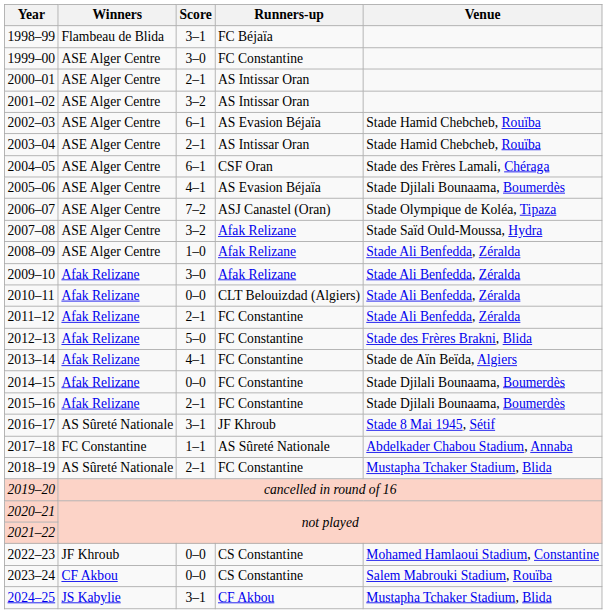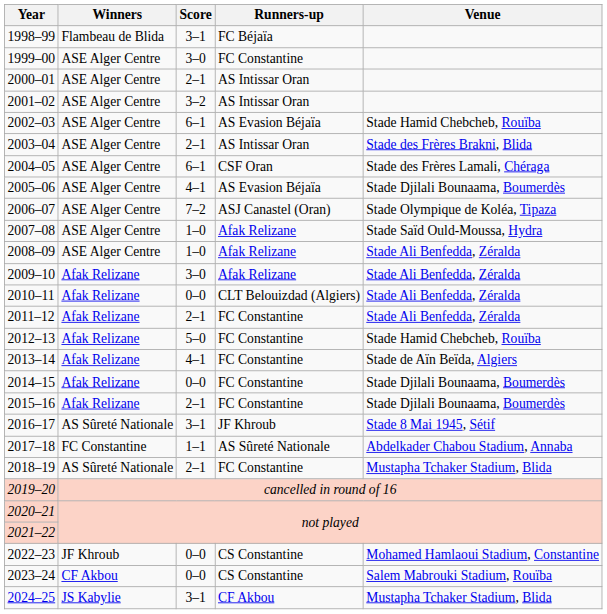(454, 144) Stade Hamid Chebcheb, Rouïba -> (449, 144) Stade des Frères Brakni, Blida
(196, 230) 3–2 -> (196, 230) 1–0
(449, 338) Stade des Frères Brakni, Blida -> (454, 338) Stade Hamid Chebcheb, Rouïba
